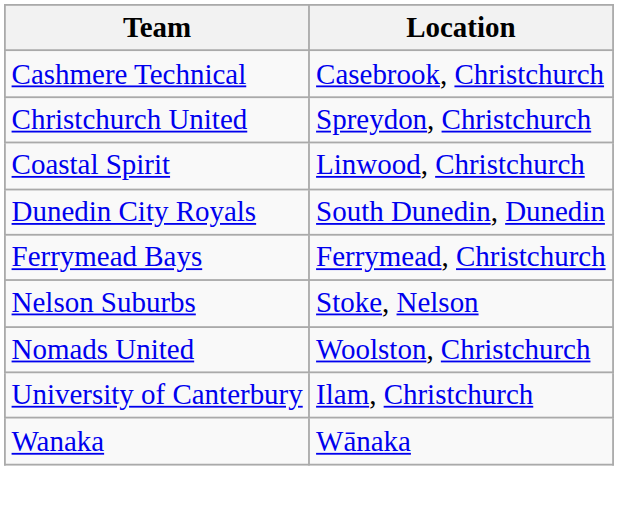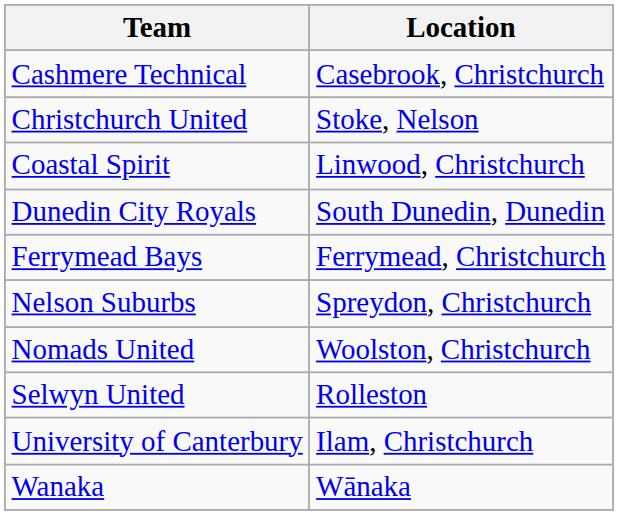(454, 119) Spreydon, Christchurch -> (397, 119) Stoke, Nelson
(397, 303) Stoke, Nelson -> (454, 303) Spreydon, Christchurch
+ row: (98, 394)
